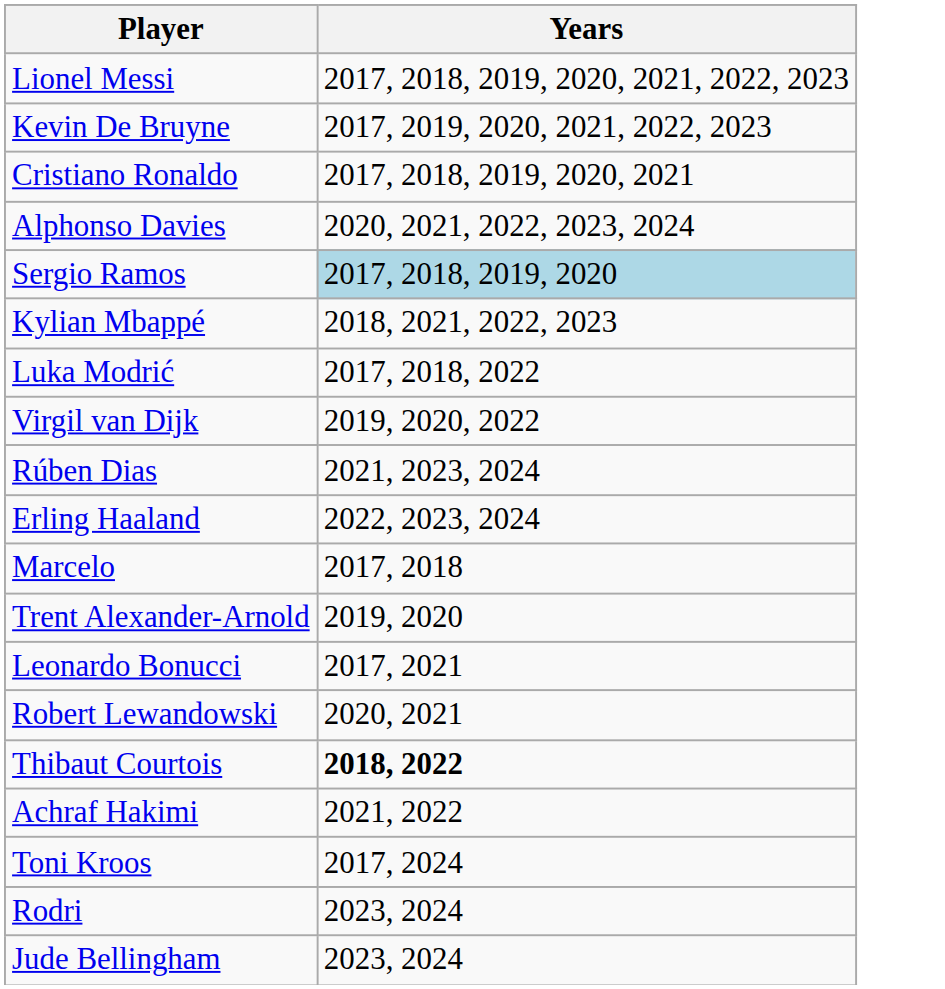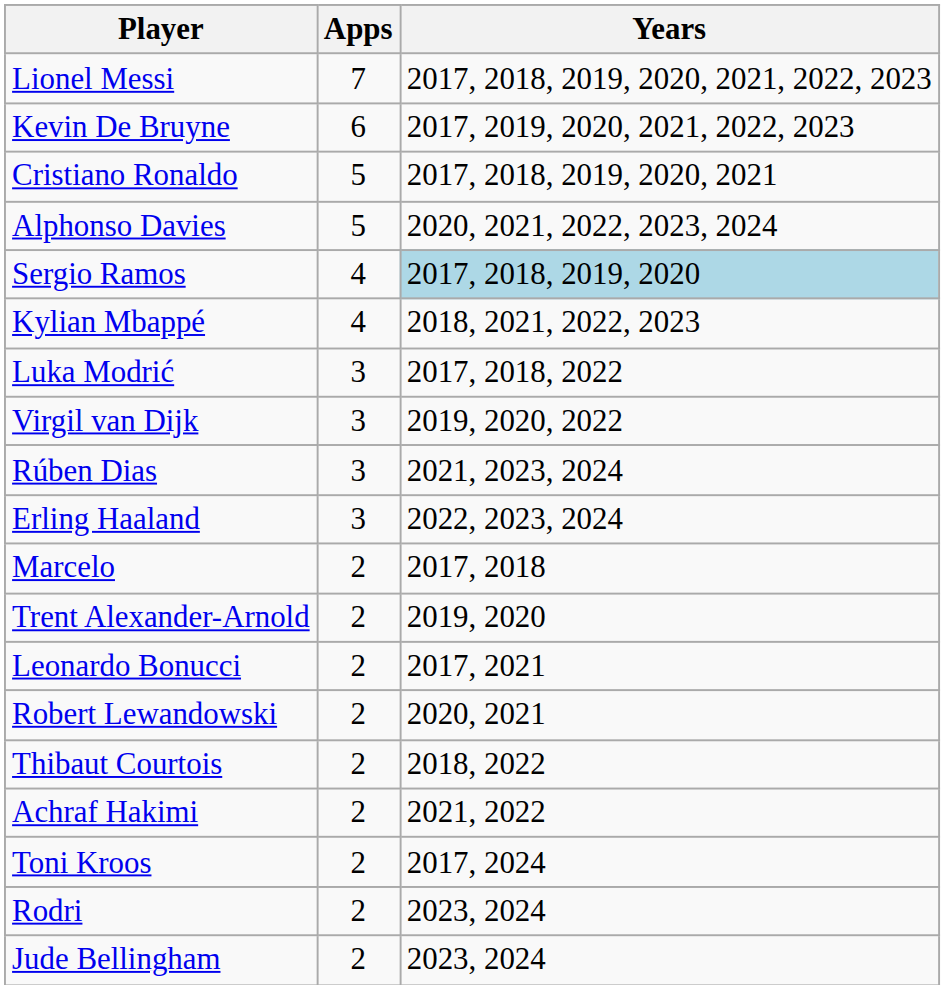+ column: (358, 28)
(393, 763) bold -> (476, 763) normal
